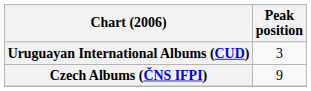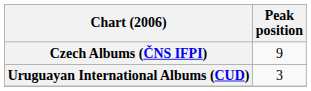rows swapped: (128, 75) <-> (128, 53)
